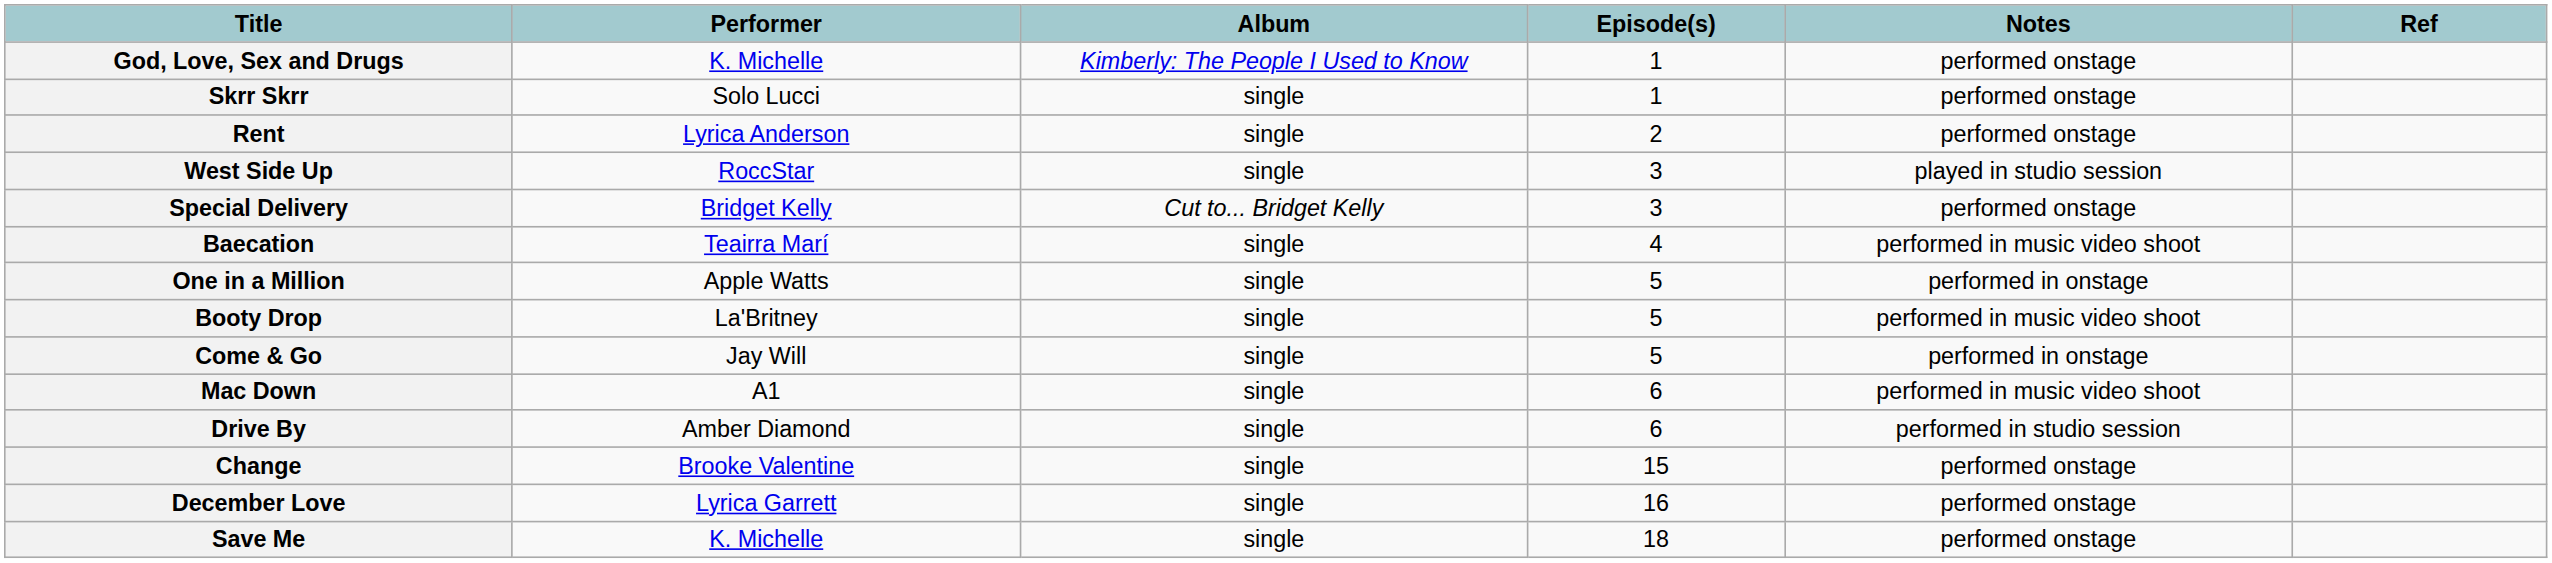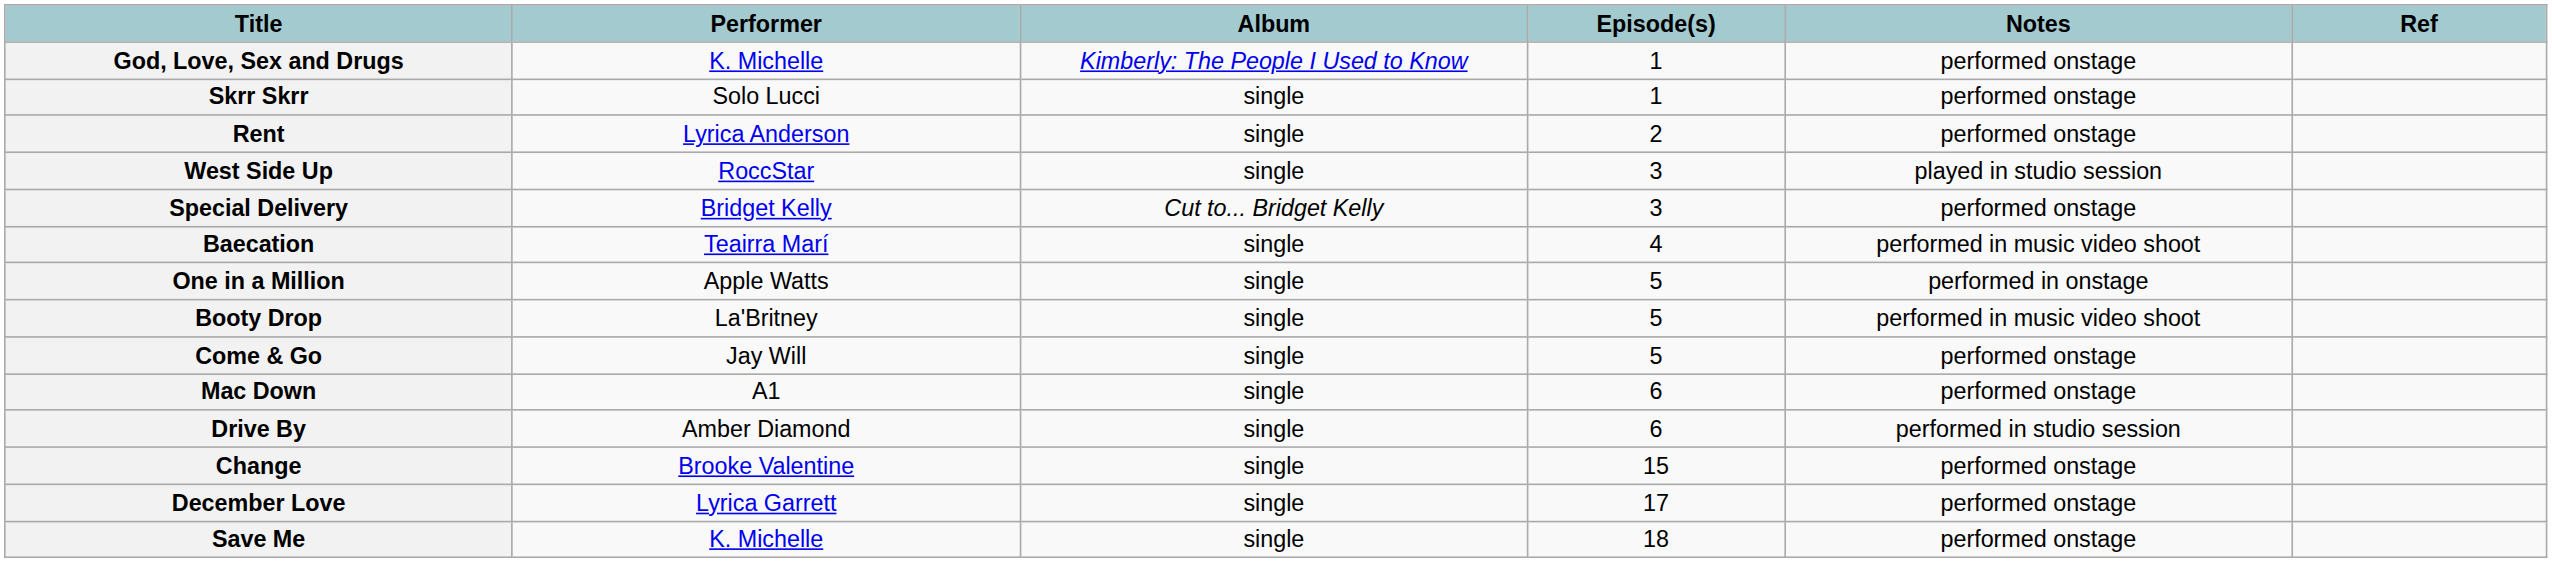(2038, 355) performed in onstage -> (2038, 355) performed onstage
(2038, 392) performed in music video shoot -> (2038, 392) performed onstage
(1656, 503) 16 -> (1656, 503) 17
